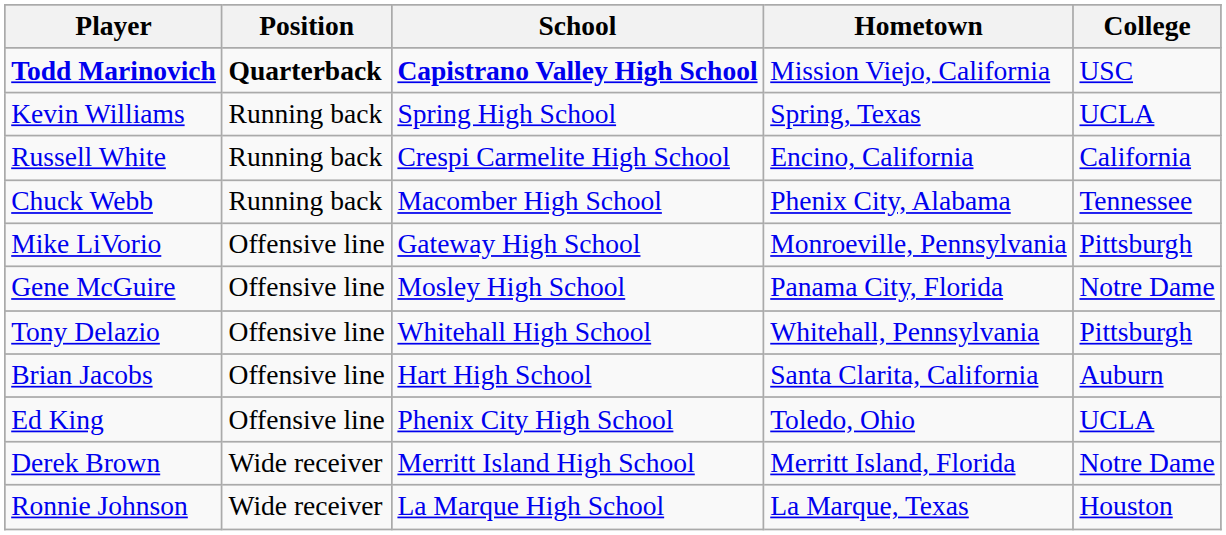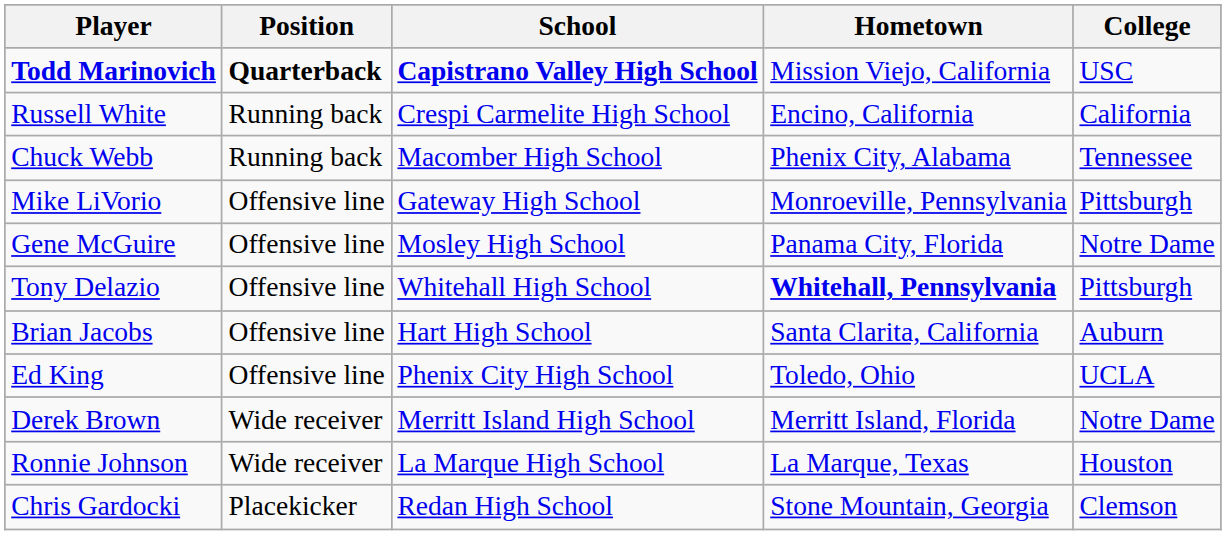- row: (98, 113)
(905, 331) normal -> (913, 288) bold
+ row: (96, 506)
